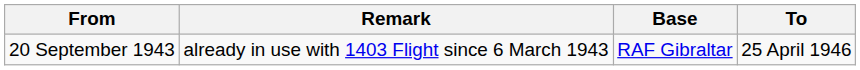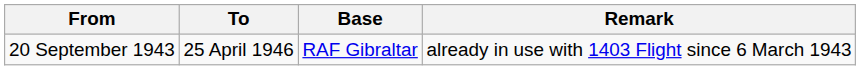columns swapped: (796, 19) <-> (396, 19)
